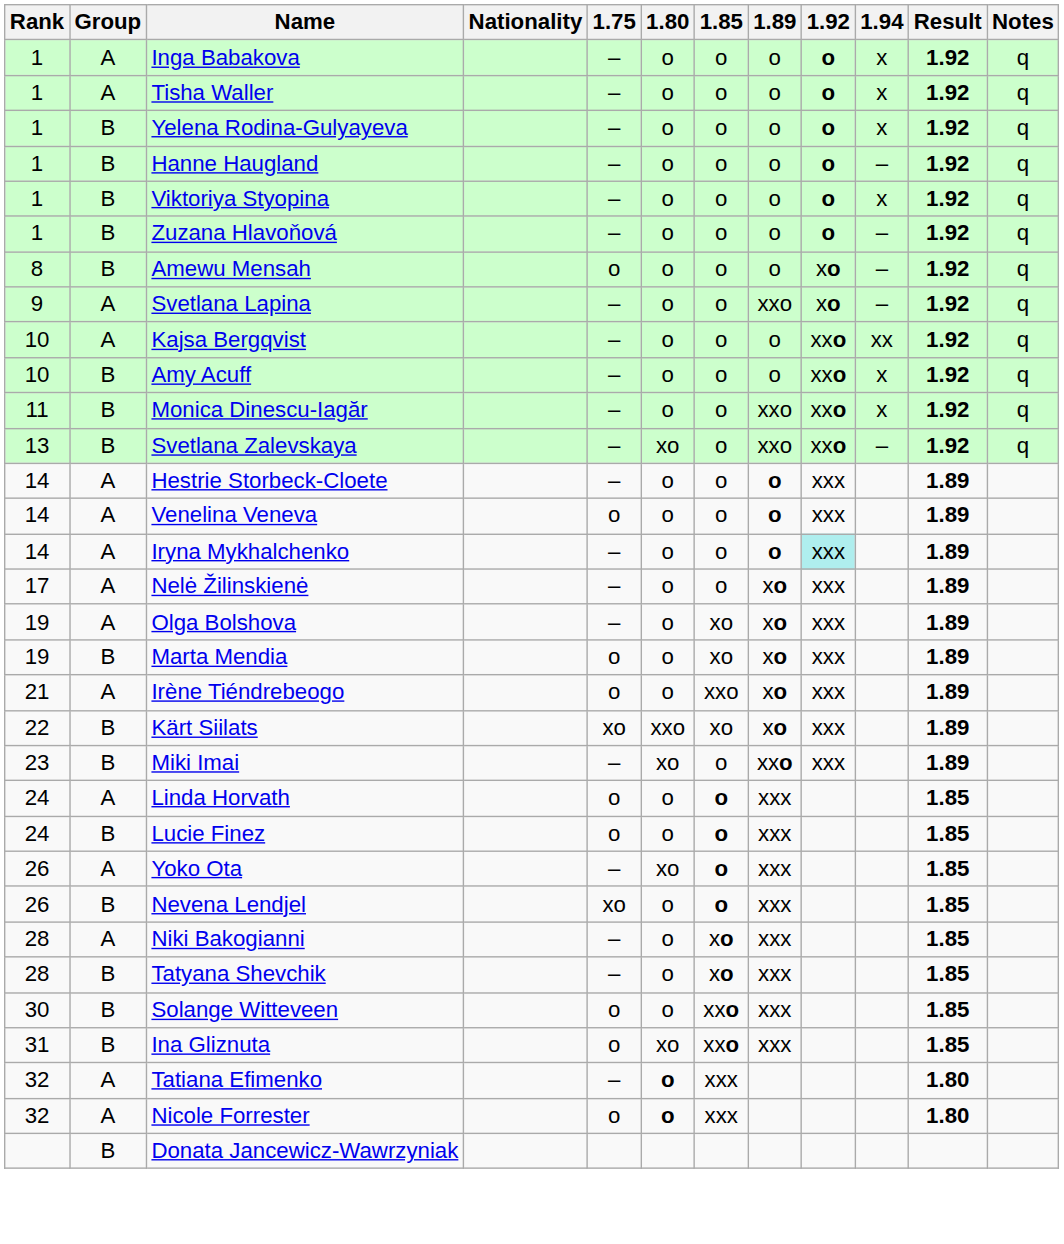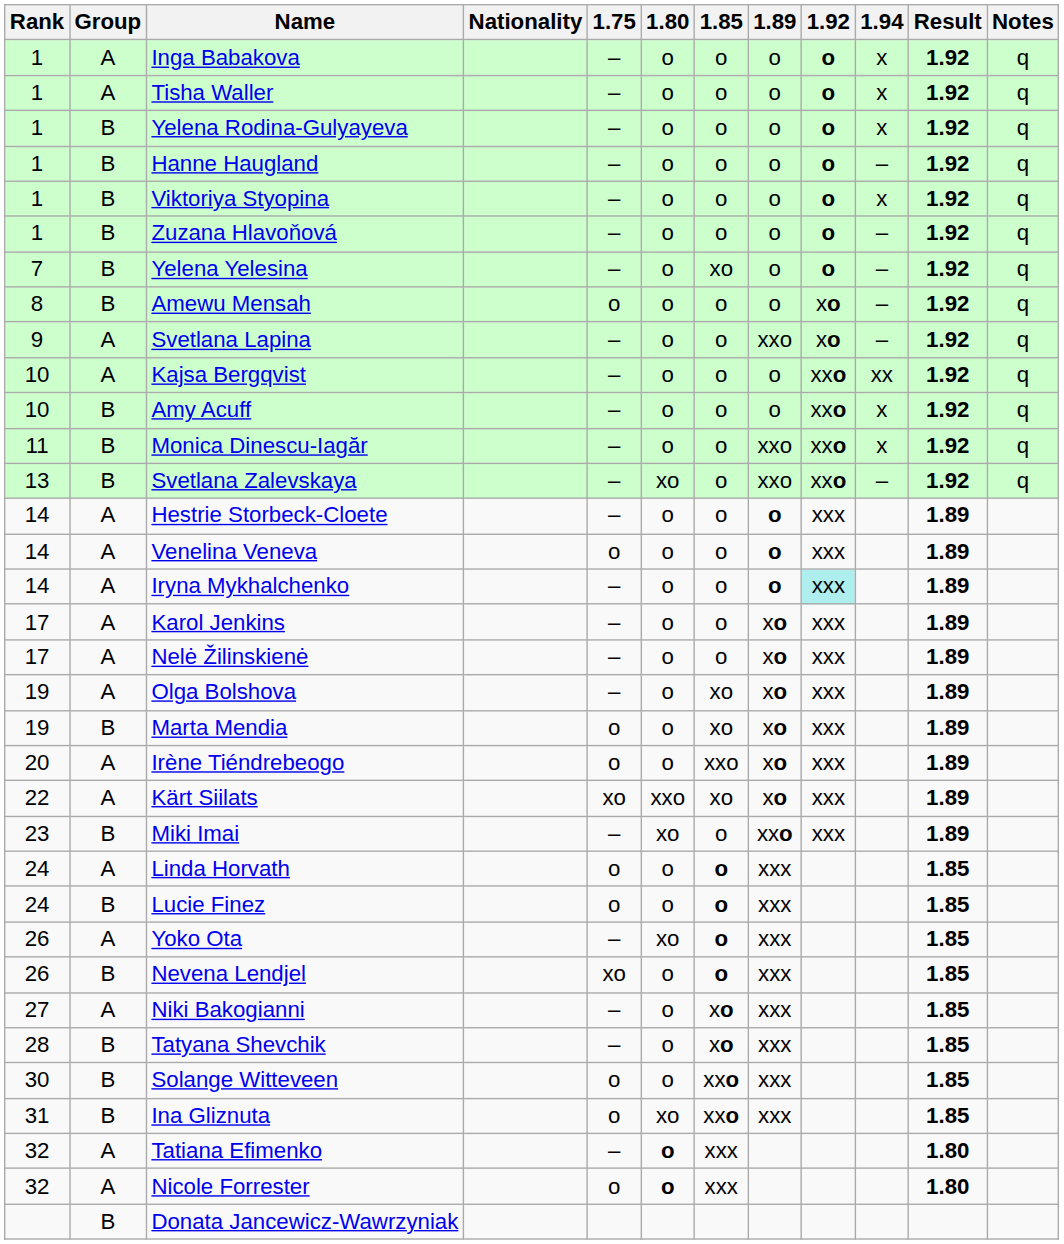+ row: (230, 269)
+ row: (218, 621)
(37, 692) 21 -> (37, 762) 20
(108, 727) B -> (108, 798) A
(37, 939) 28 -> (37, 1009) 27
